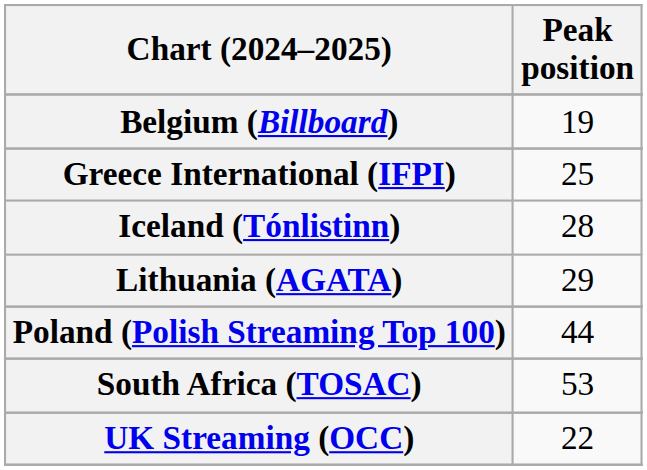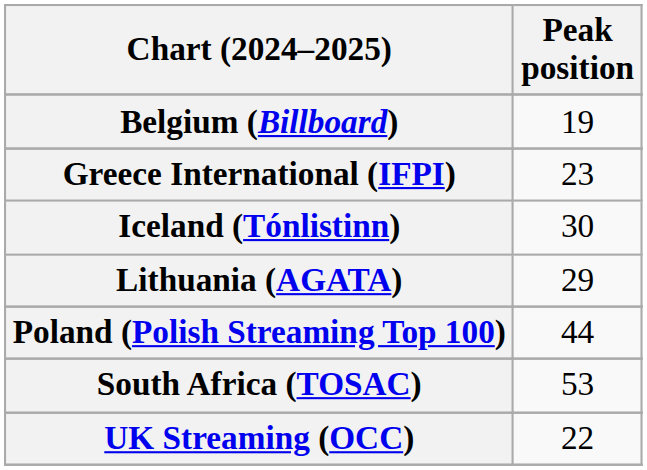(578, 173) 25 -> (578, 173) 23
(578, 226) 28 -> (578, 226) 30
